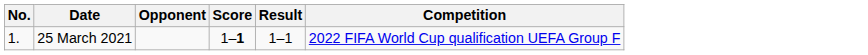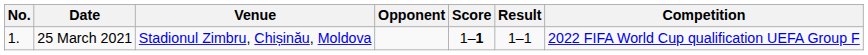+ column: (255, 15)
